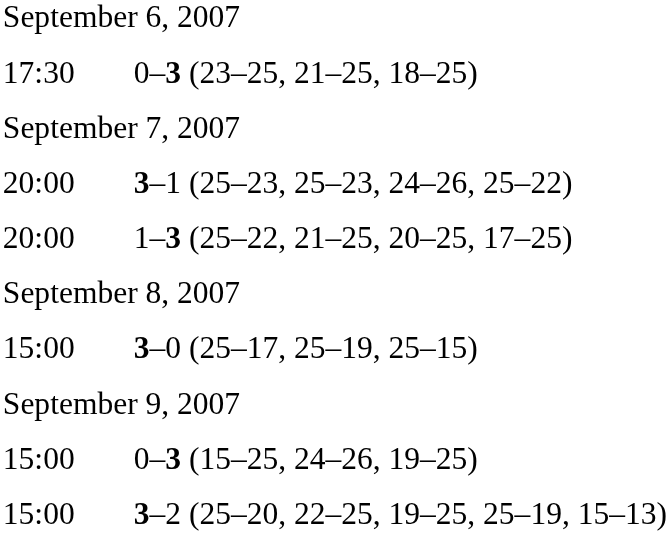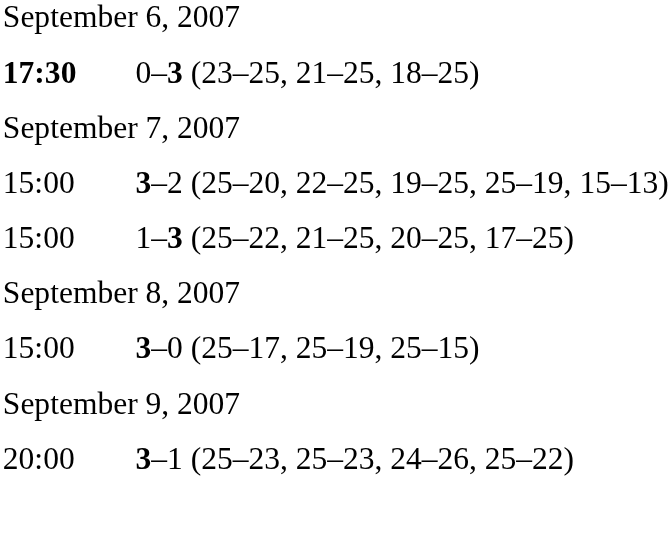(39, 72) normal -> (40, 72) bold
rows swapped: (400, 513) <-> (353, 182)
(39, 237) 20:00 -> (39, 237) 15:00
- row: (306, 458)
